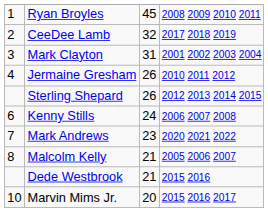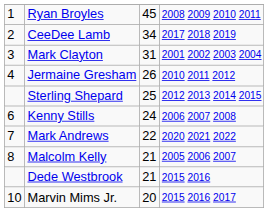(149, 34) 32 -> (149, 34) 34
(149, 95) 26 -> (149, 95) 25
(149, 136) 23 -> (149, 136) 22
